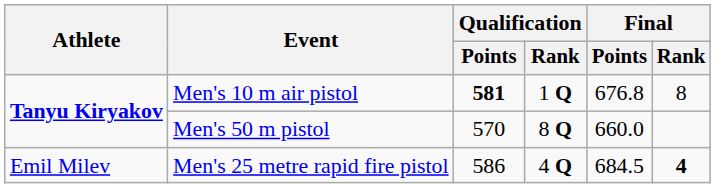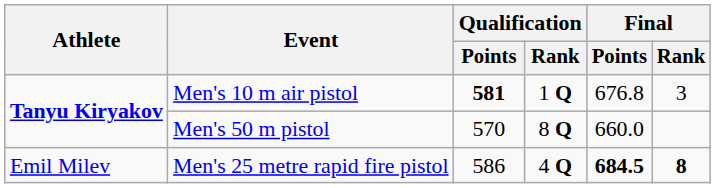(681, 93) 8 -> (681, 93) 3
(619, 165) normal -> (619, 165) bold
(681, 165) 4 -> (681, 165) 8
